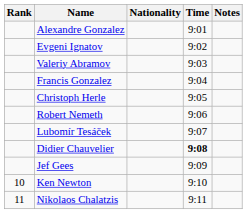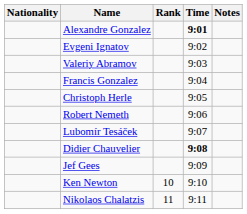columns swapped: (19, 13) <-> (155, 13)
(197, 30) normal -> (197, 30) bold
